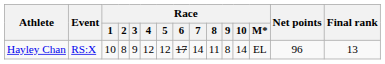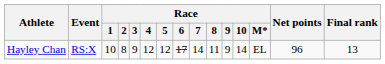(228, 50) 8 -> (228, 50) 9
